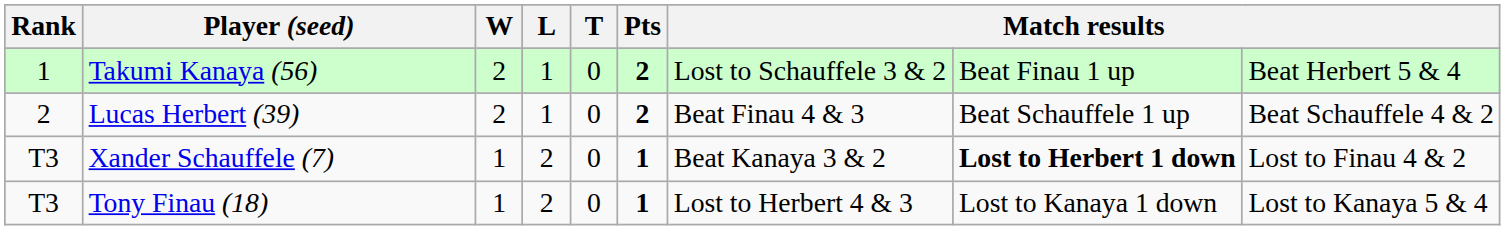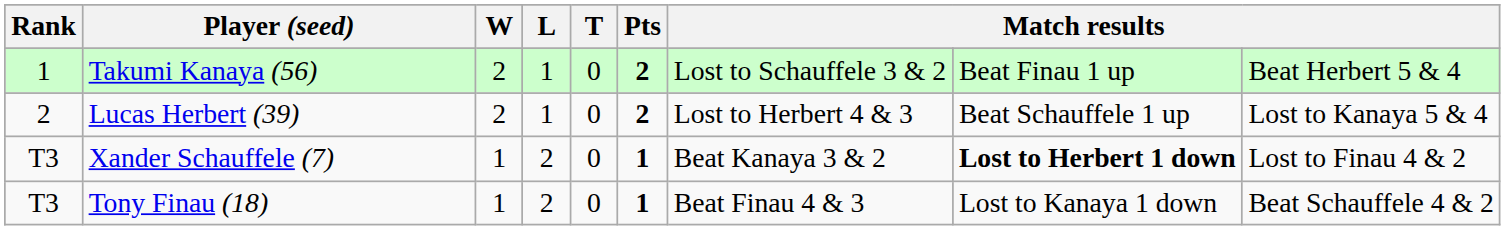(769, 114) Beat Finau 4 & 3 -> (793, 114) Lost to Herbert 4 & 3
(1371, 114) Beat Schauffele 4 & 2 -> (1368, 114) Lost to Kanaya 5 & 4
(793, 202) Lost to Herbert 4 & 3 -> (769, 202) Beat Finau 4 & 3
(1368, 202) Lost to Kanaya 5 & 4 -> (1371, 202) Beat Schauffele 4 & 2
